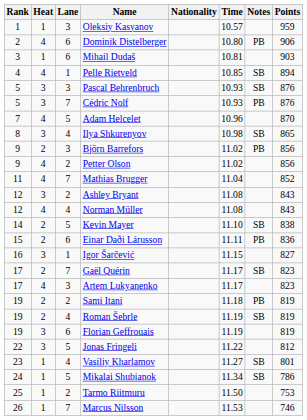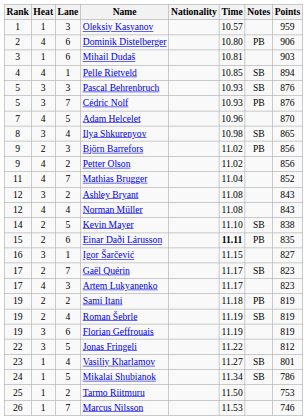(232, 240) normal -> (232, 240) bold
(287, 240) 836 -> (287, 240) 835
